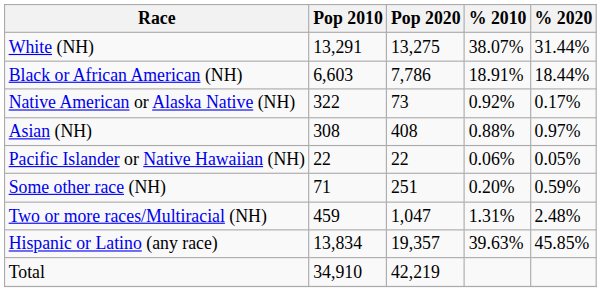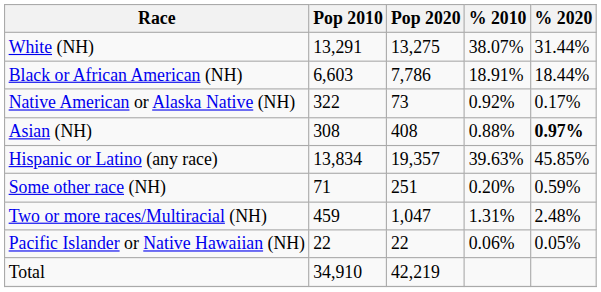(558, 131) normal -> (559, 131) bold
rows swapped: (157, 159) <-> (113, 243)
